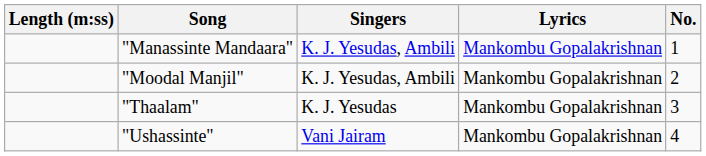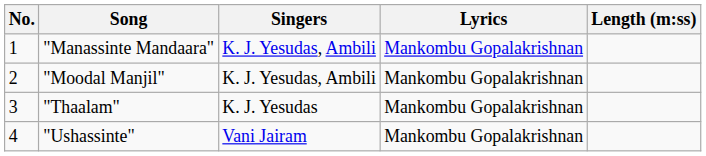columns swapped: (683, 19) <-> (61, 19)
